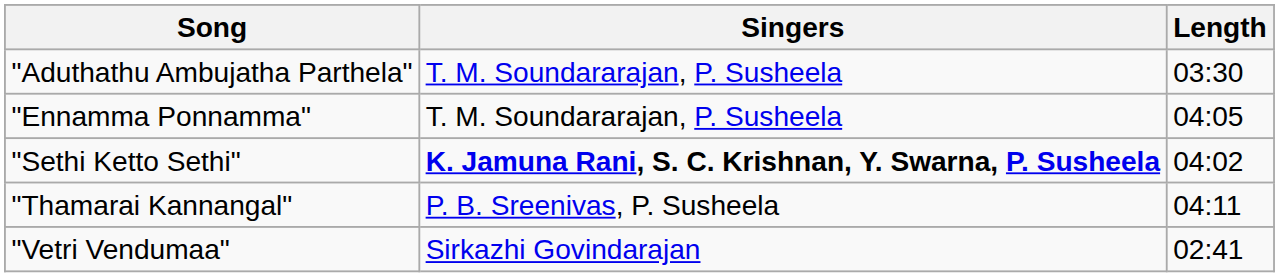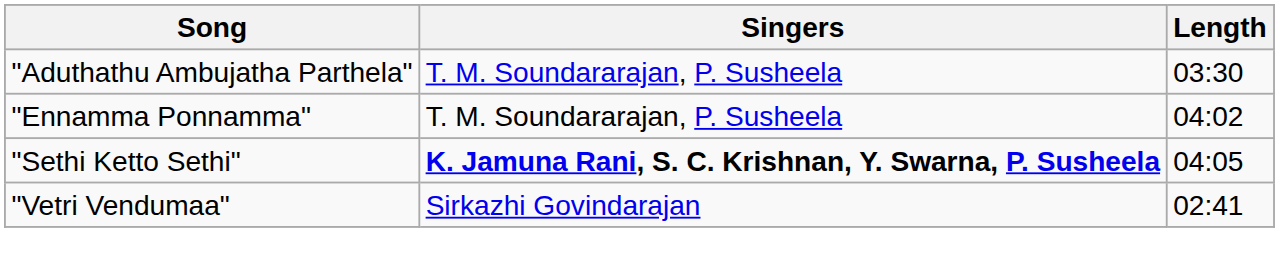(1208, 116) 04:05 -> (1208, 116) 04:02
(1208, 161) 04:02 -> (1208, 161) 04:05
- row: (152, 205)
